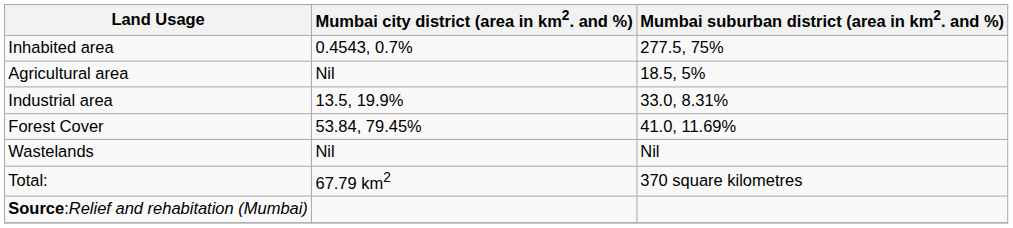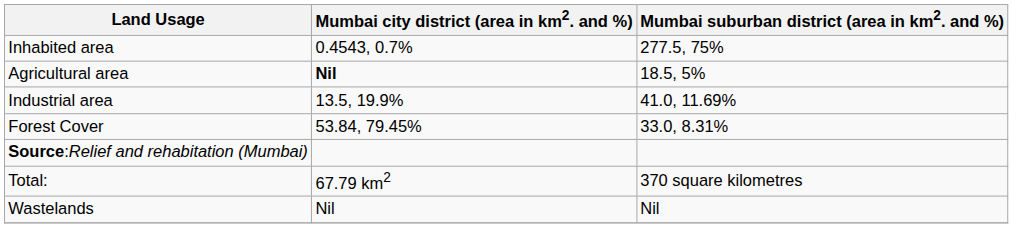(325, 74) normal -> (326, 74) bold
(684, 100) 33.0, 8.31% -> (688, 100) 41.0, 11.69%
(688, 126) 41.0, 11.69% -> (684, 126) 33.0, 8.31%
rows swapped: (51, 152) <-> (158, 209)
